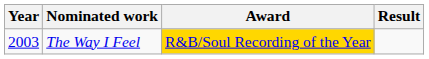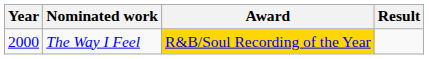(24, 41) 2003 -> (24, 41) 2000
